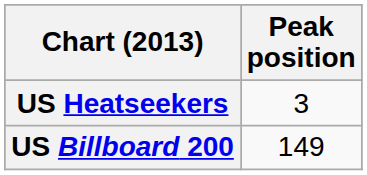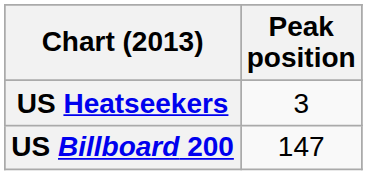(301, 147) 149 -> (301, 147) 147
